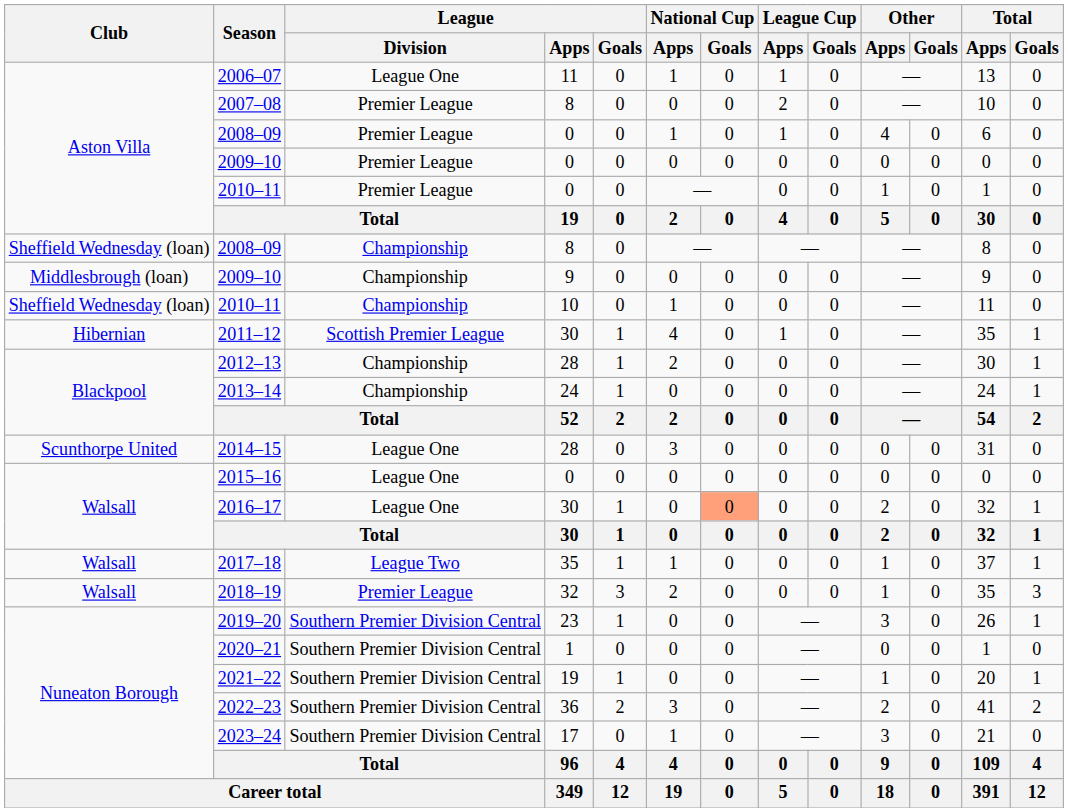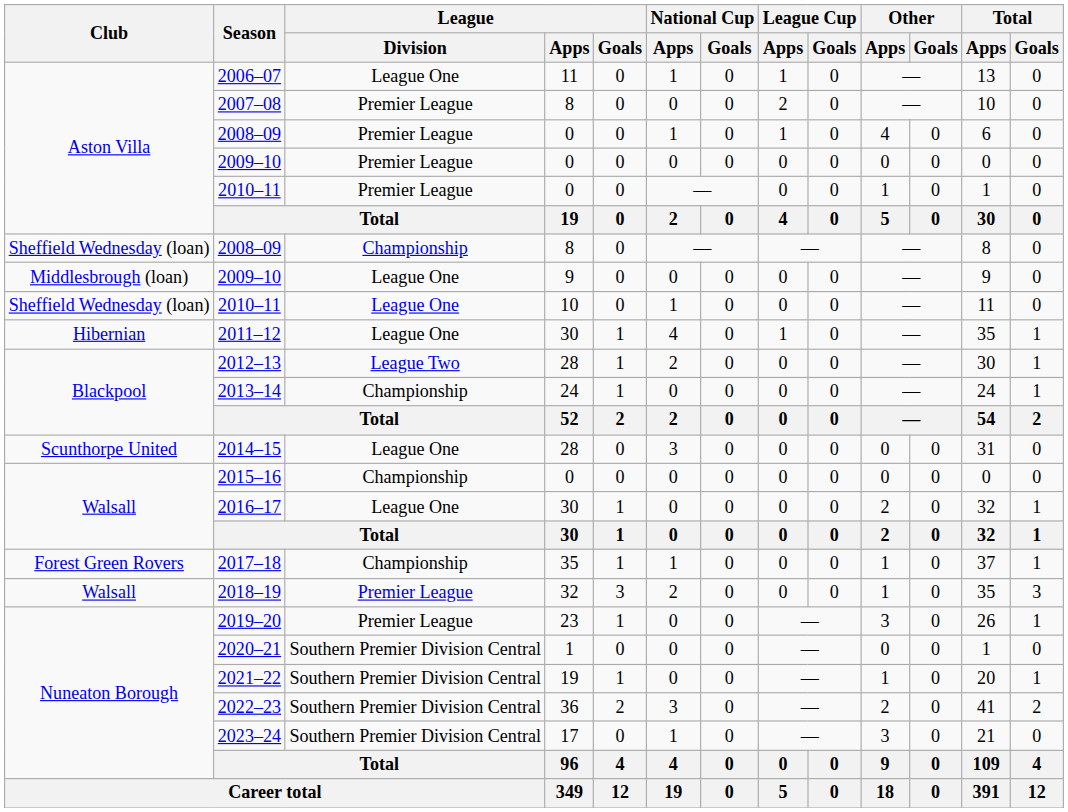(415, 276) Championship -> (415, 276) League One
(415, 305) Championship -> (415, 305) League One
(415, 334) Scottish Premier League -> (415, 334) League One
(415, 362) Championship -> (415, 362) League Two
(415, 477) League One -> (415, 477) Championship
(729, 506) lightsalmon background -> (729, 506) no background
(109, 563) Walsall -> (109, 563) Forest Green Rovers
(415, 563) League Two -> (415, 563) Championship
(415, 620) Southern Premier Division Central -> (415, 620) Premier League
